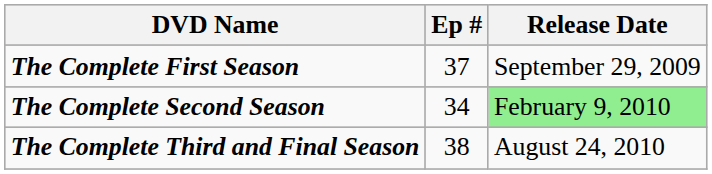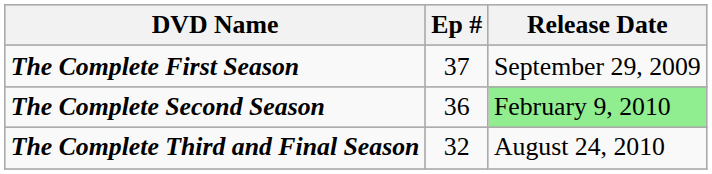(457, 106) 34 -> (457, 106) 36
(457, 147) 38 -> (457, 147) 32
